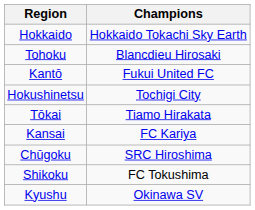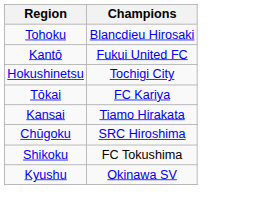- row: (46, 34)
(168, 114) Tiamo Hirakata -> (142, 94) FC Kariya
(168, 134) FC Kariya -> (142, 114) Tiamo Hirakata
